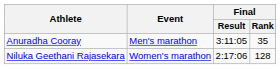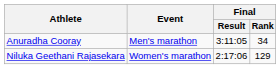(263, 41) 35 -> (263, 41) 34
(263, 56) 128 -> (263, 56) 129
